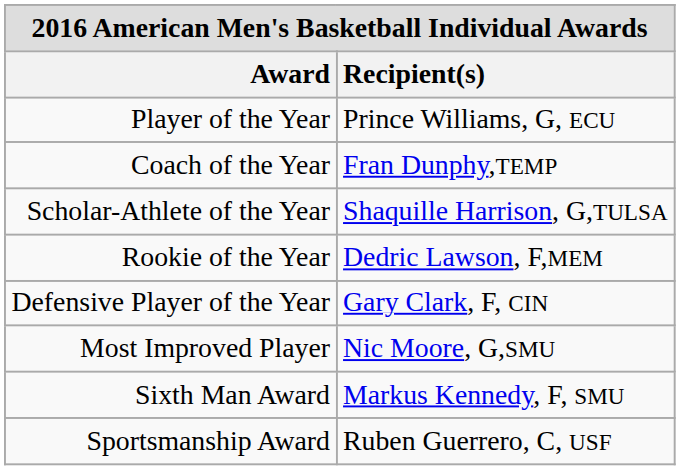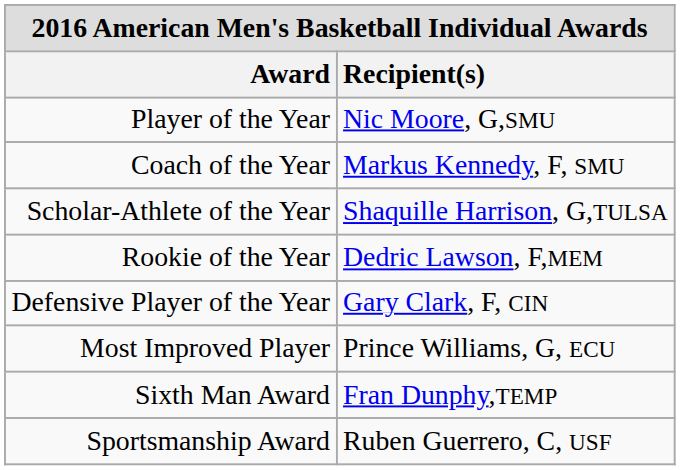(479, 119) Prince Williams, G, ECU -> (449, 119) Nic Moore, G,SMU
(450, 165) Fran Dunphy,TEMP -> (484, 165) Markus Kennedy, F, SMU
(449, 348) Nic Moore, G,SMU -> (479, 348) Prince Williams, G, ECU
(484, 394) Markus Kennedy, F, SMU -> (450, 394) Fran Dunphy,TEMP
